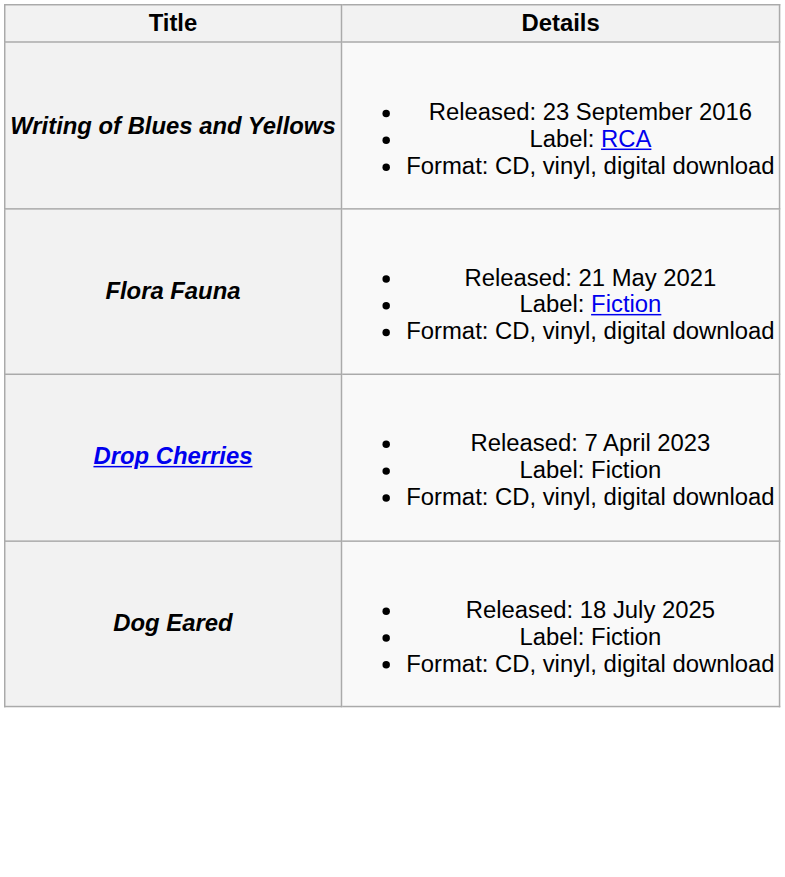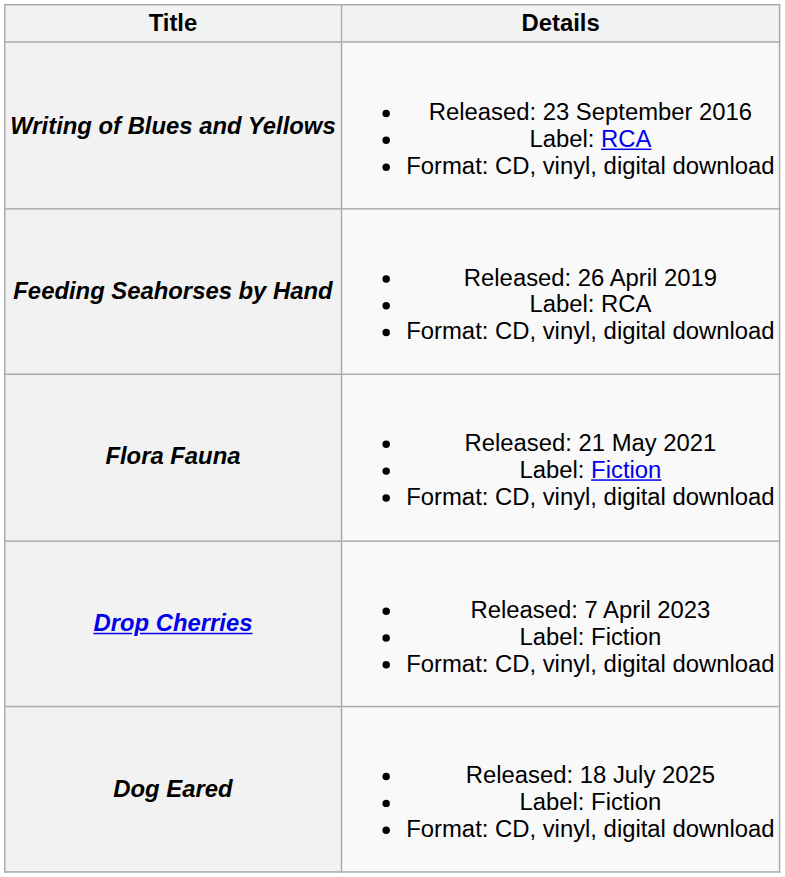+ row: (173, 291)
